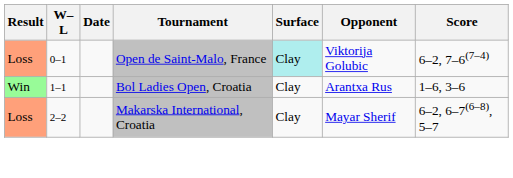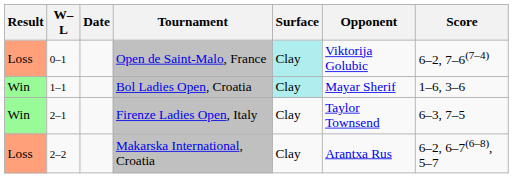(288, 87) no background -> (288, 87) paleturquoise background
(359, 87) Arantxa Rus -> (360, 87) Mayar Sherif
+ row: (187, 115)
(360, 117) Mayar Sherif -> (359, 153) Arantxa Rus
